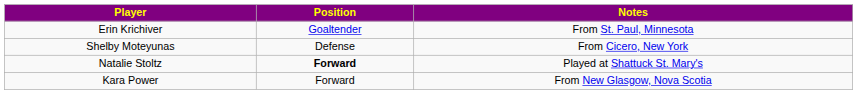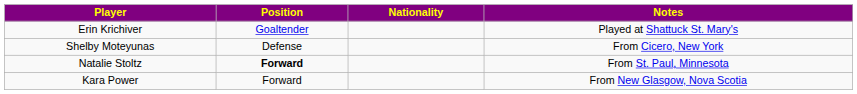+ column: (416, 13)
(633, 30) From St. Paul, Minnesota -> (668, 30) Played at Shattuck St. Mary's
(633, 64) Played at Shattuck St. Mary's -> (668, 64) From St. Paul, Minnesota
